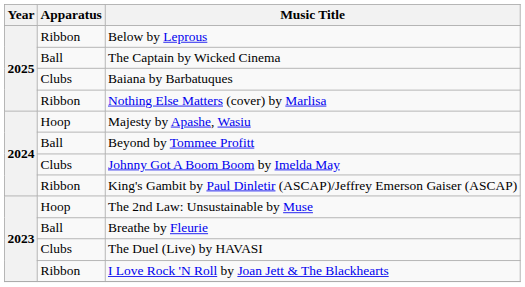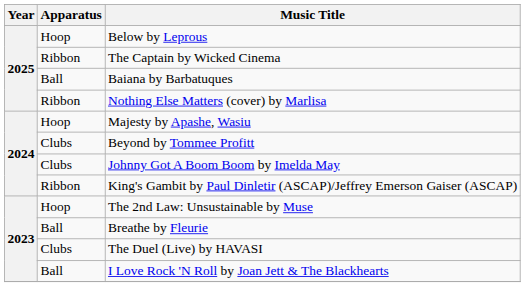(60, 36) Ribbon -> (56, 36) Hoop
(52, 57) Ball -> (60, 57) Ribbon
(56, 79) Clubs -> (52, 79) Ball
(52, 143) Ball -> (56, 143) Clubs
(60, 270) Ribbon -> (52, 270) Ball
